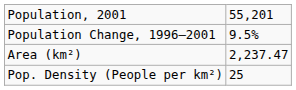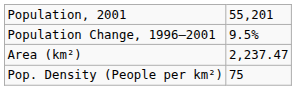(236, 75) 25 -> (236, 75) 75
